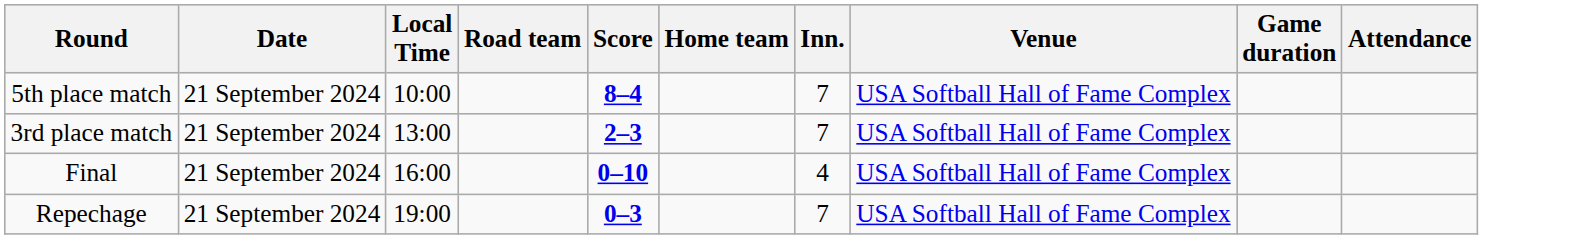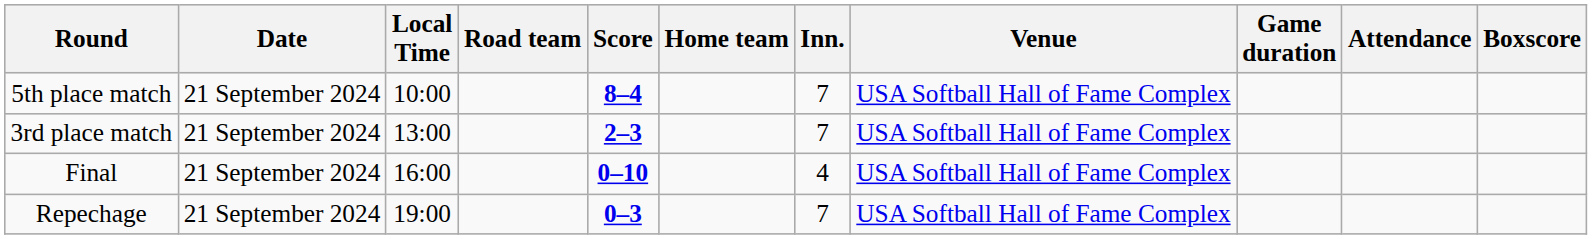+ column: (1532, 38)
